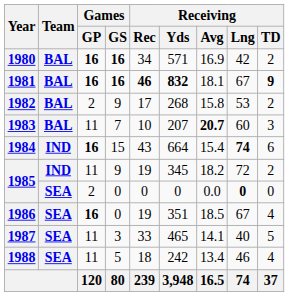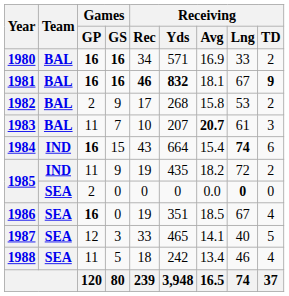(243, 59) 42 -> (243, 59) 33
(243, 125) 60 -> (243, 125) 61
(178, 170) 345 -> (178, 170) 435
(92, 236) 11 -> (92, 236) 12
